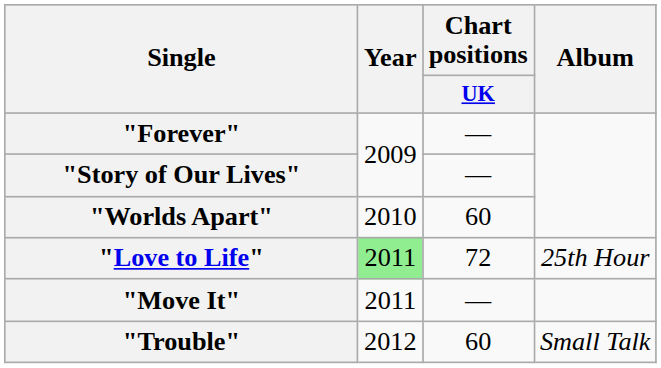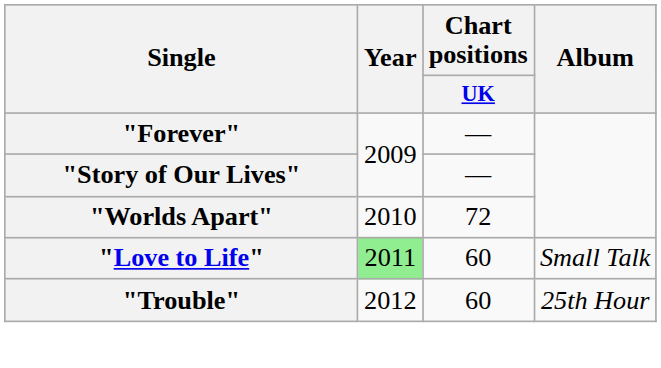(478, 216) 60 -> (478, 216) 72
(478, 258) 72 -> (478, 258) 60
(595, 258) 25th Hour -> (595, 258) Small Talk
- row: (181, 299)
(595, 341) Small Talk -> (595, 299) 25th Hour
